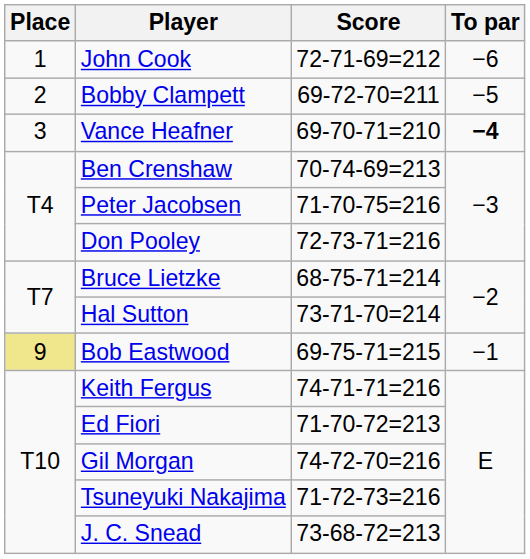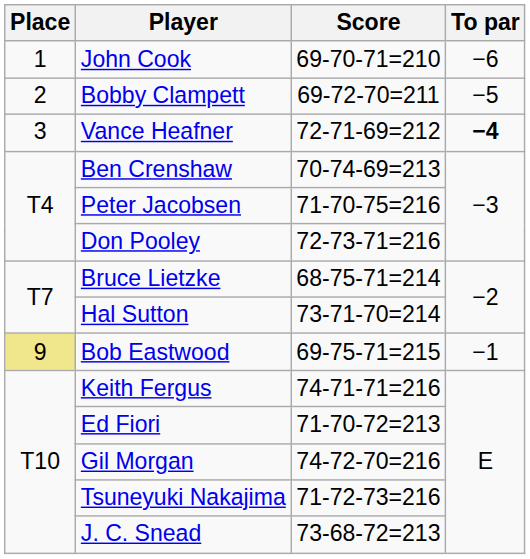(368, 59) 72-71-69=212 -> (368, 59) 69-70-71=210
(368, 132) 69-70-71=210 -> (368, 132) 72-71-69=212
